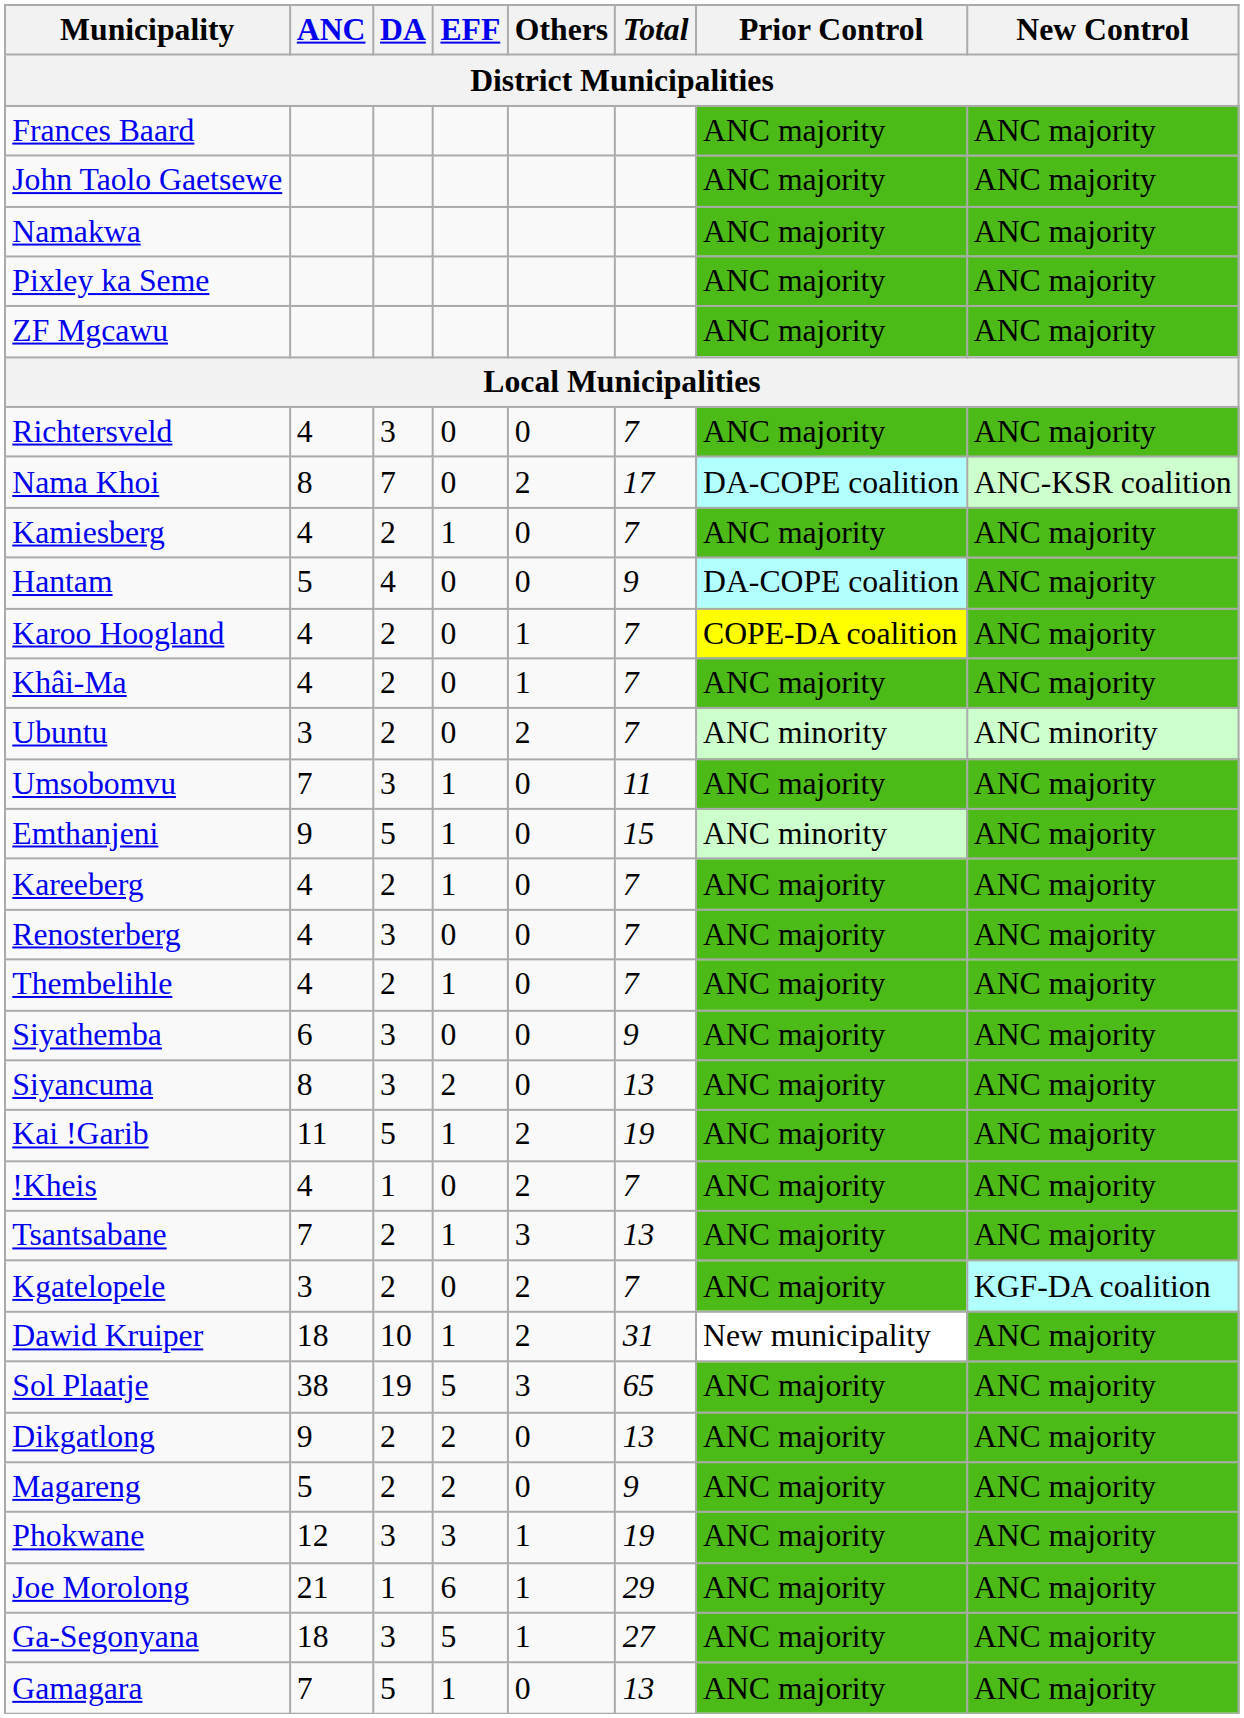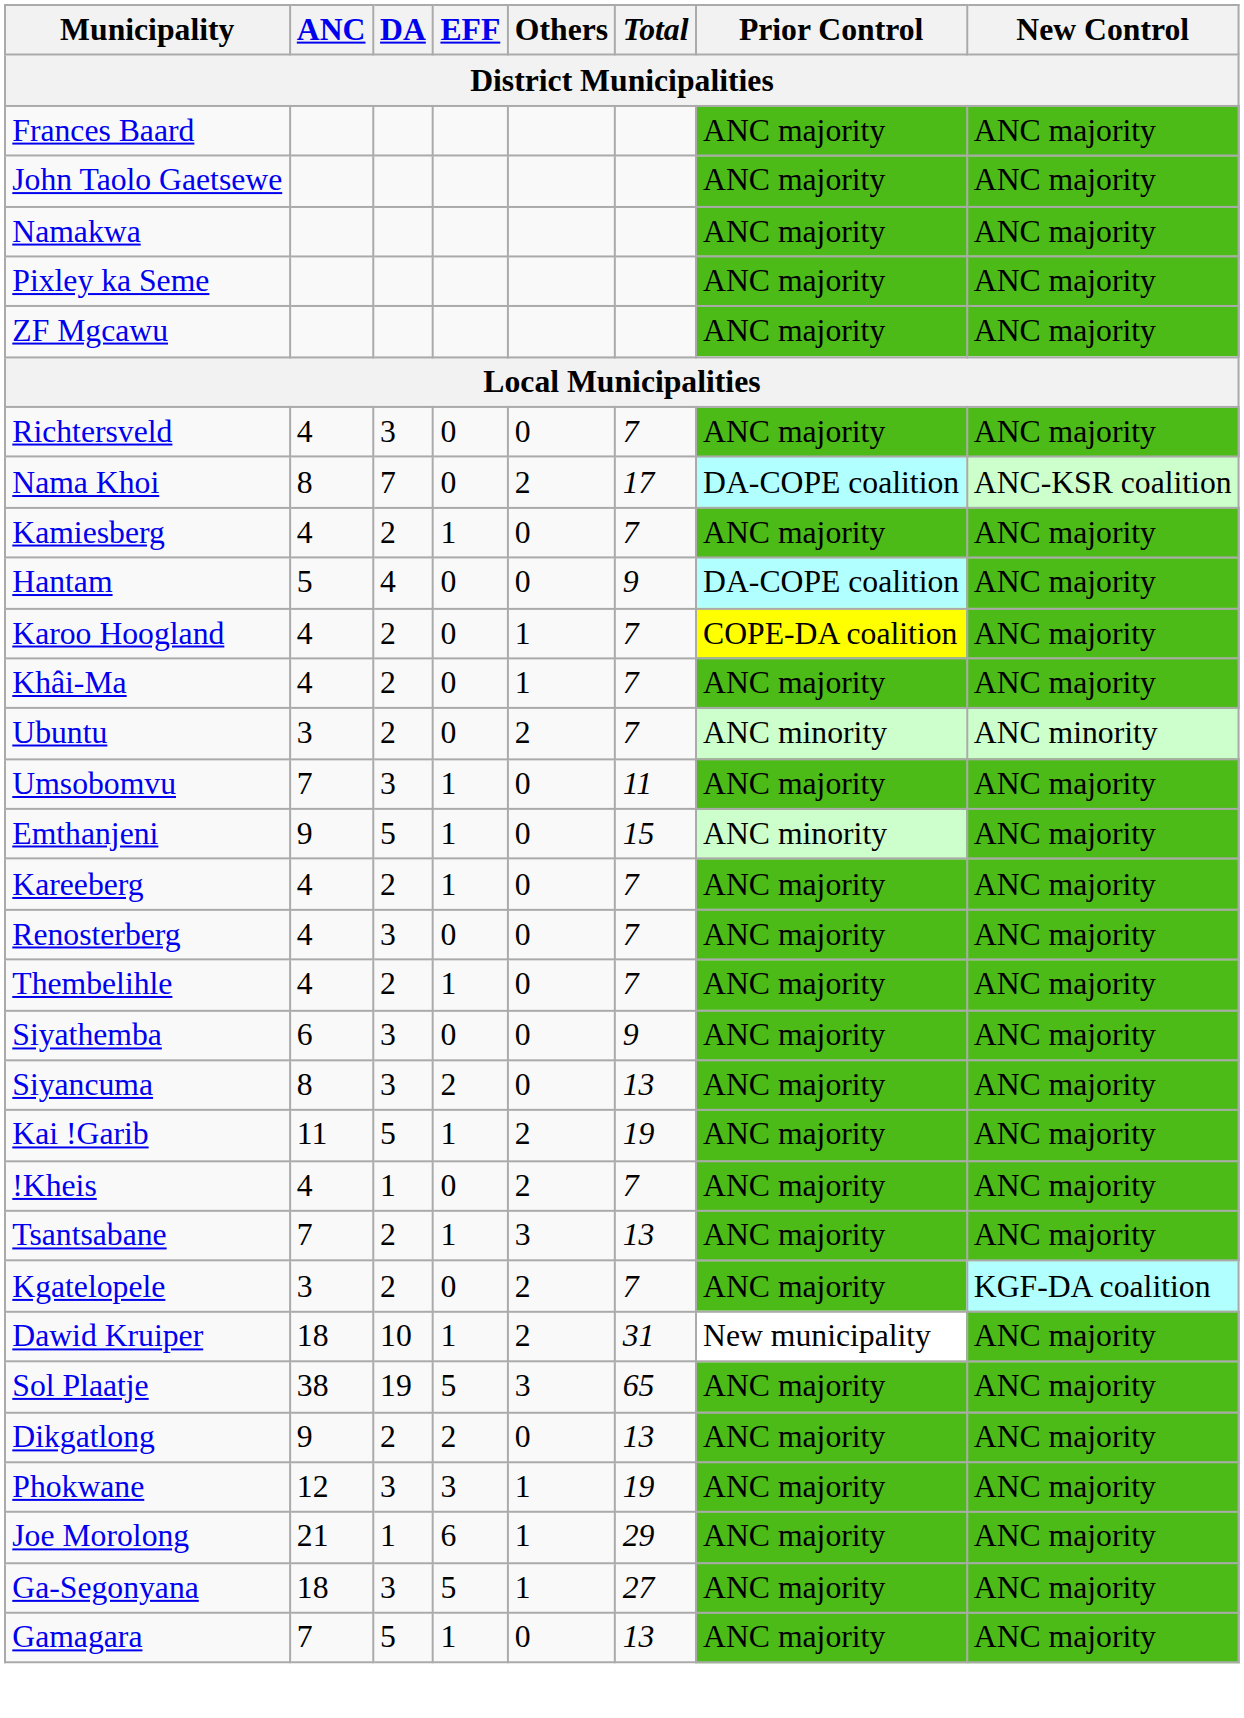- row: (77, 1486)
